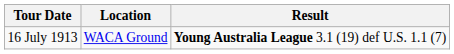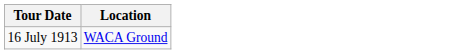- column: (310, 15)
